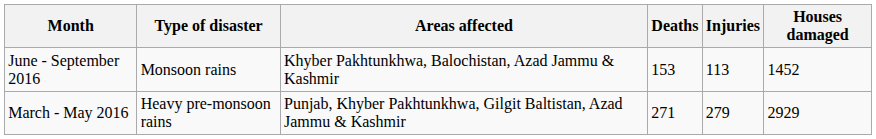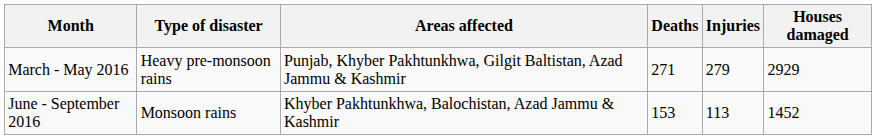rows swapped: (68, 112) <-> (64, 69)
